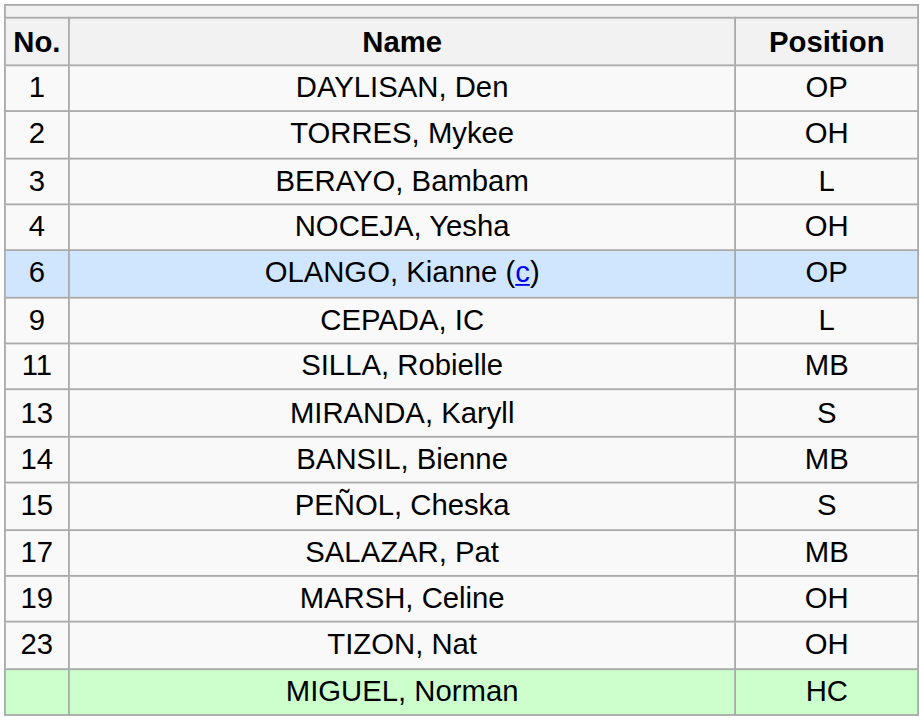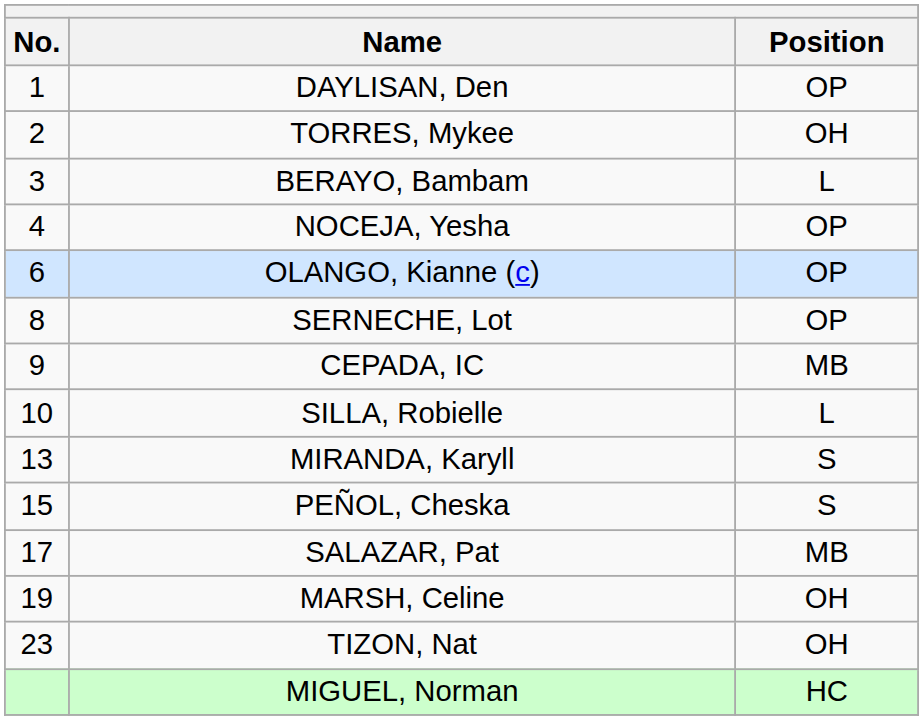(827, 226) OH -> (827, 226) OP
+ row: (402, 319)
(827, 319) L -> (827, 366) MB
(37, 366) 11 -> (37, 412) 10
(827, 366) MB -> (827, 412) L
- row: (402, 459)
